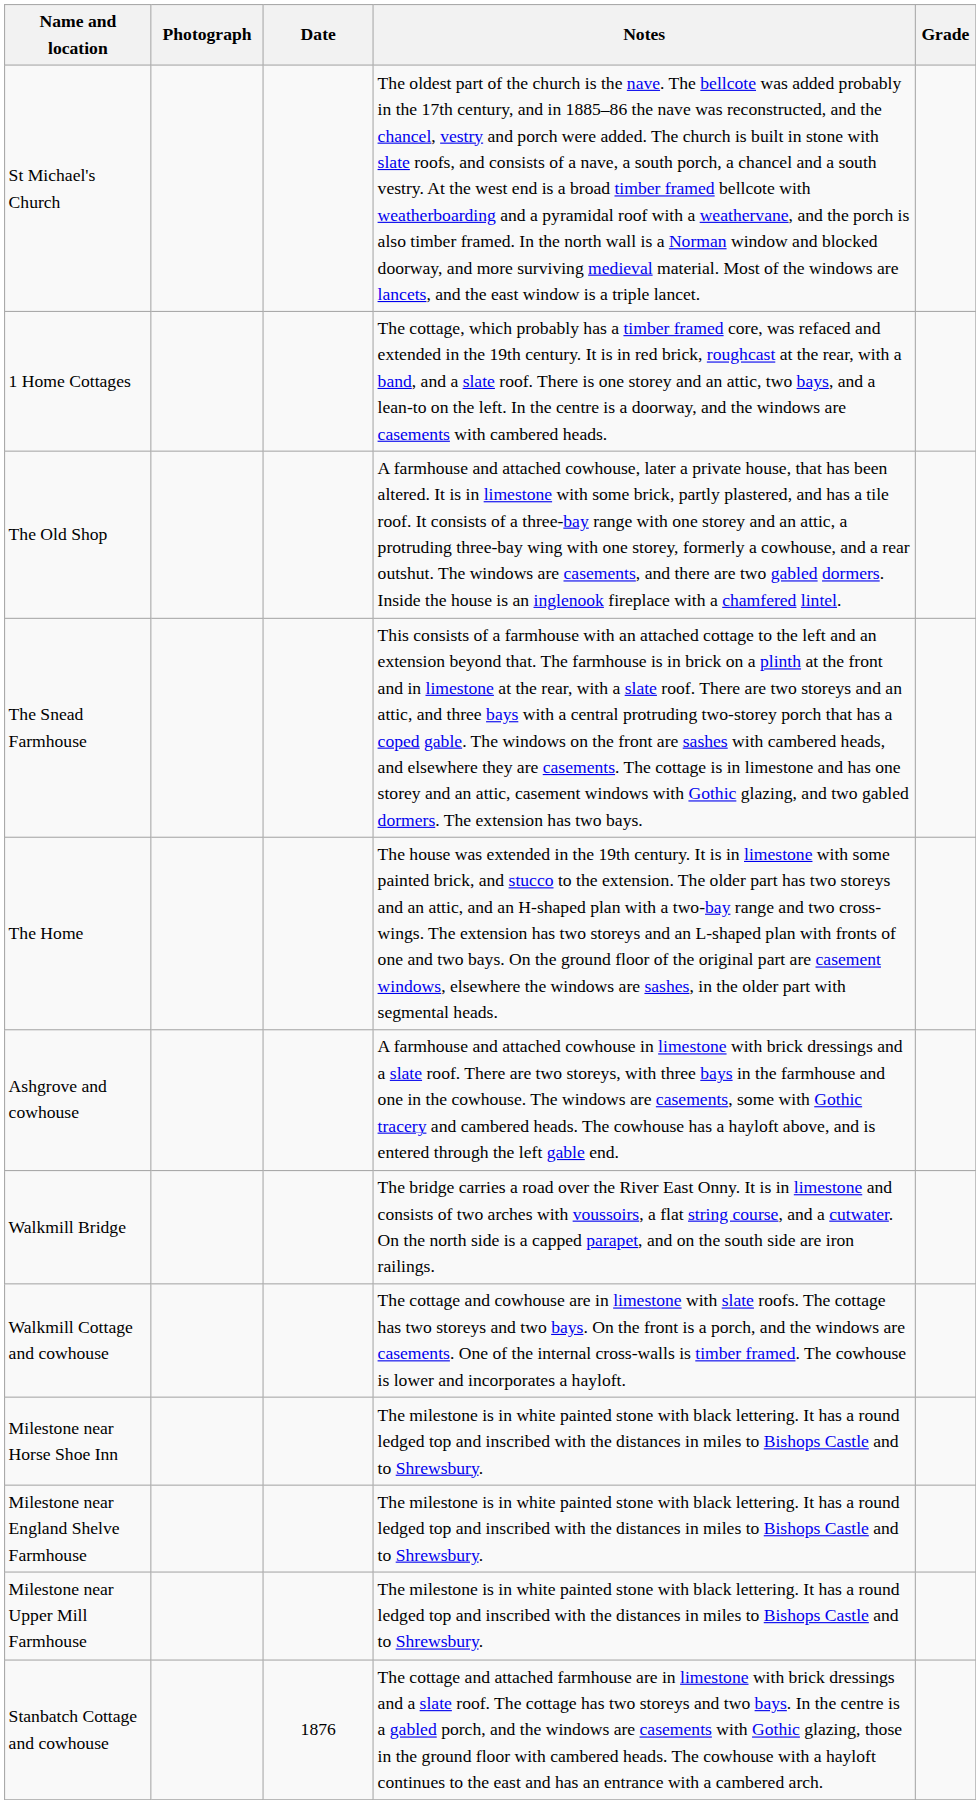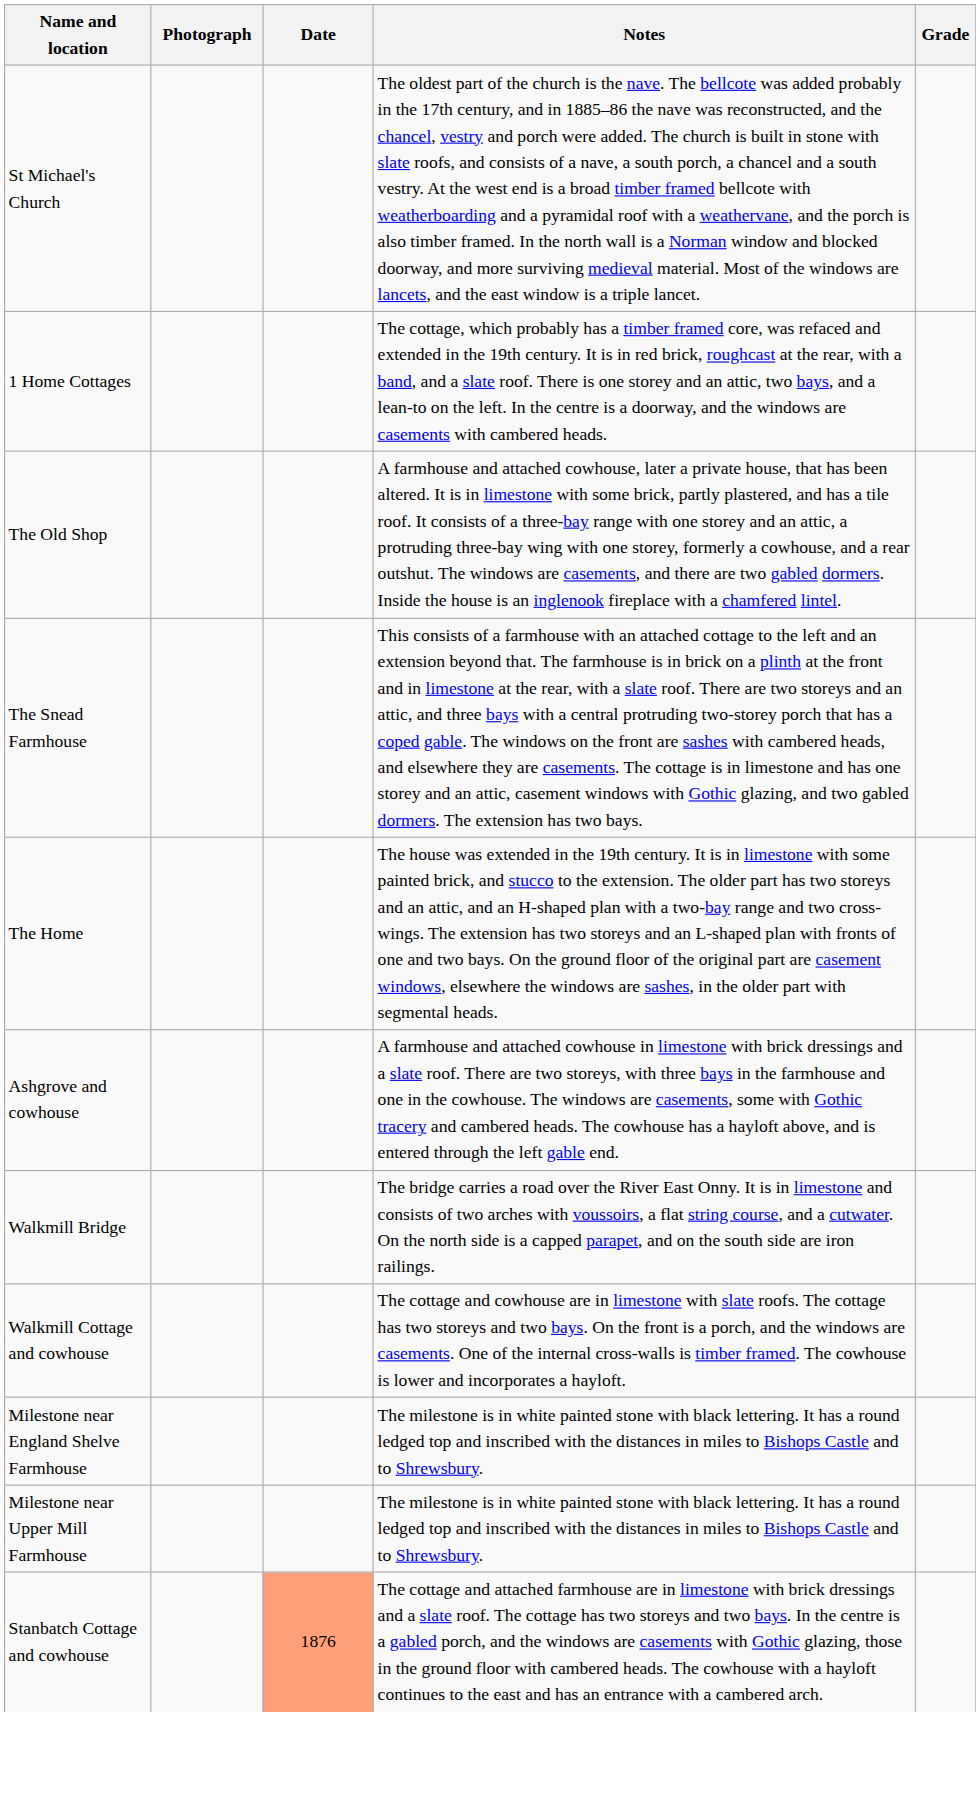- row: (63, 1441)
(318, 1729) no background -> (318, 1642) lightsalmon background
